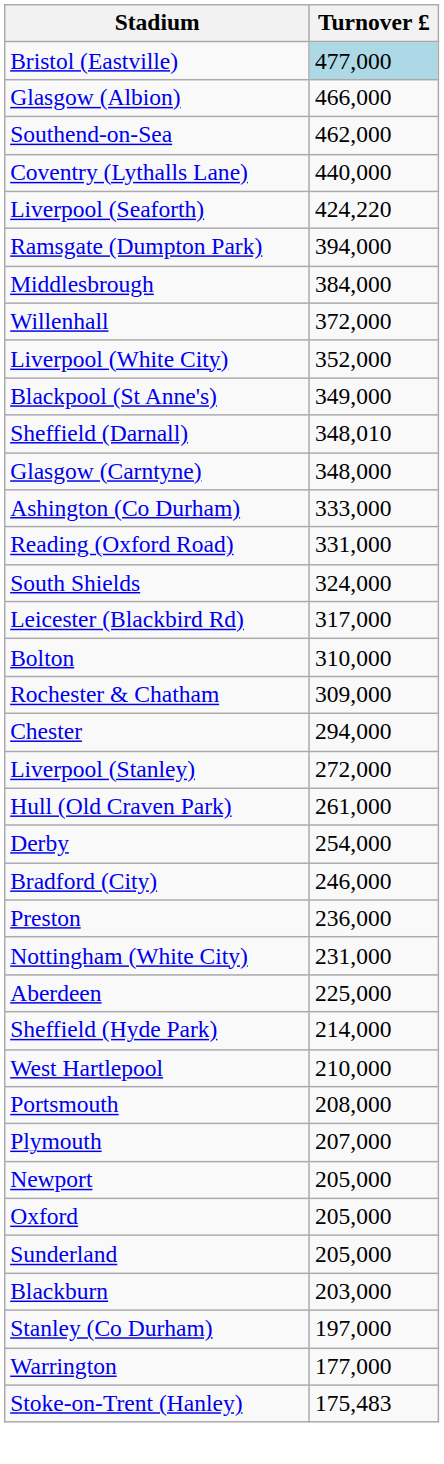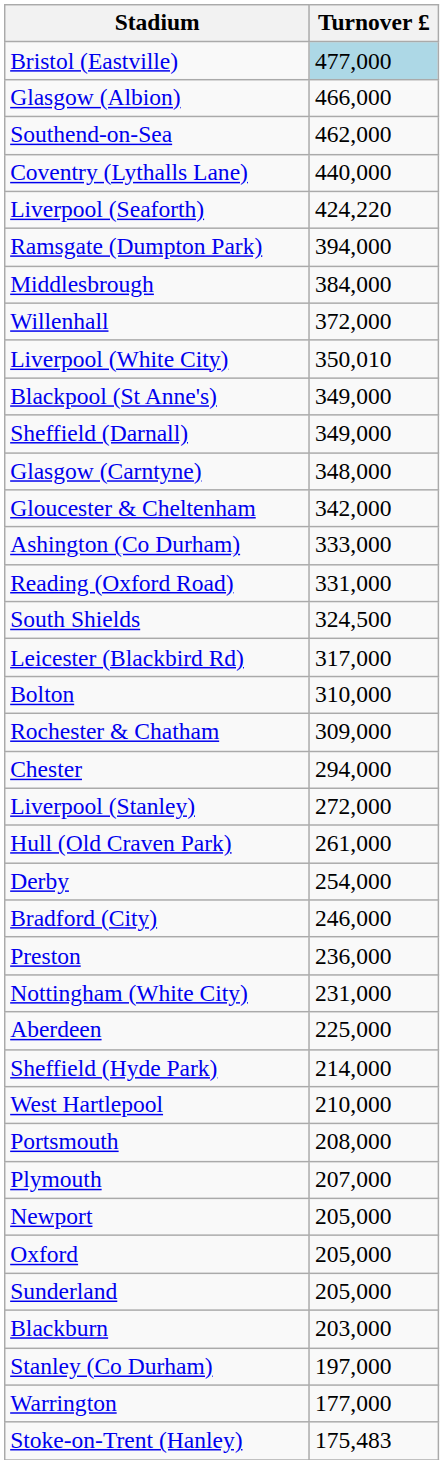(353, 358) 352,000 -> (353, 358) 350,010
(353, 433) 348,010 -> (353, 433) 349,000
+ row: (133, 508)
(353, 582) 324,000 -> (353, 619) 324,500
